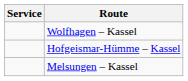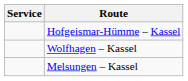rows swapped: (114, 48) <-> (92, 31)
